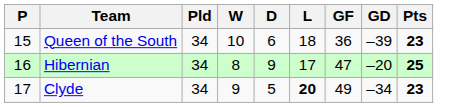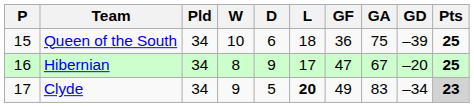+ column: (379, 16)
(415, 41) 23 -> (451, 41) 25
(415, 89) no background -> (451, 89) lightgrey background
